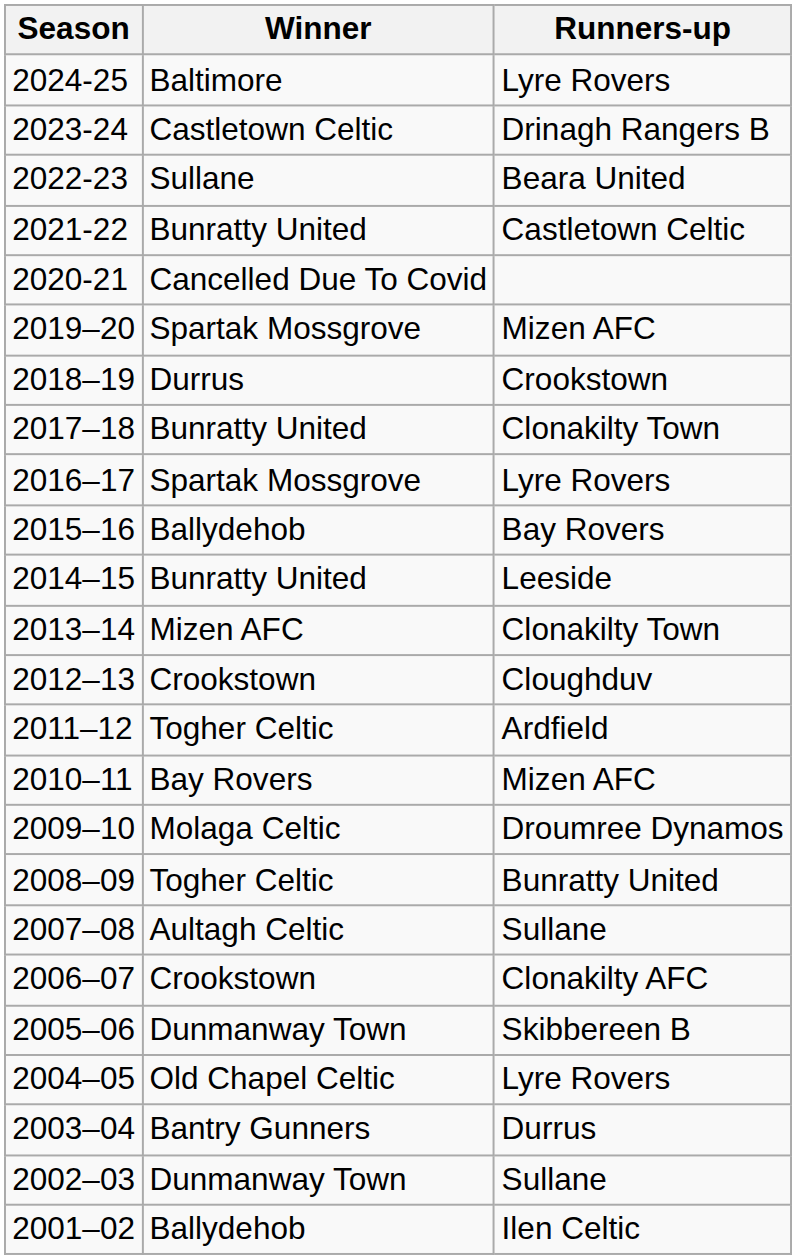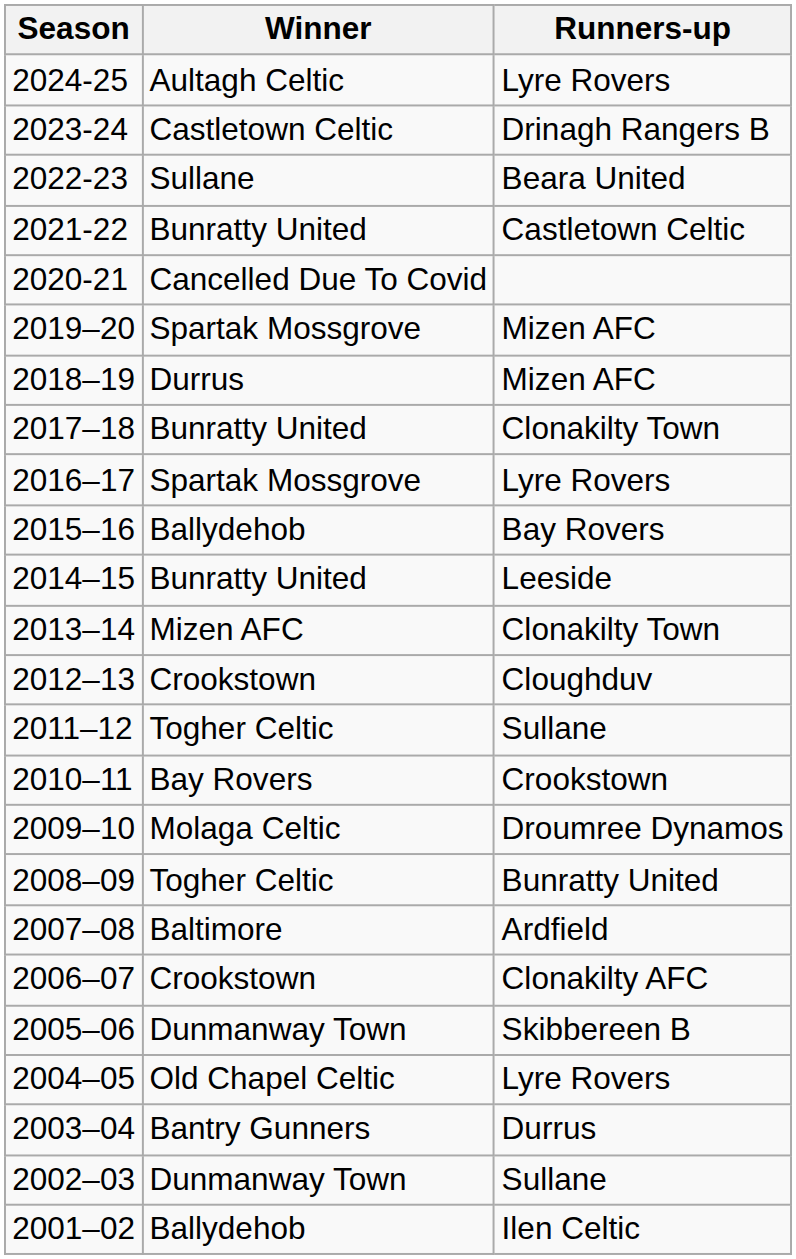(216, 79) Baltimore -> (247, 79) Aultagh Celtic
(585, 379) Crookstown -> (579, 379) Mizen AFC
(555, 729) Ardfield -> (554, 729) Sullane
(579, 779) Mizen AFC -> (585, 779) Crookstown
(247, 929) Aultagh Celtic -> (216, 929) Baltimore
(554, 929) Sullane -> (555, 929) Ardfield
